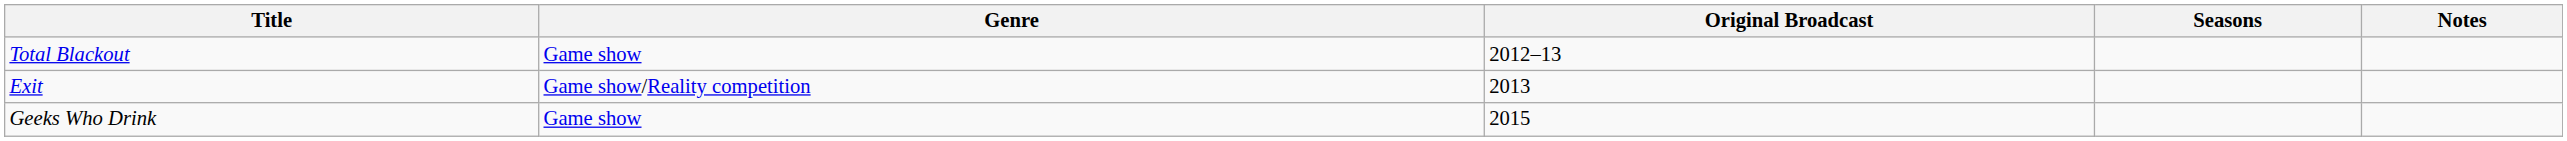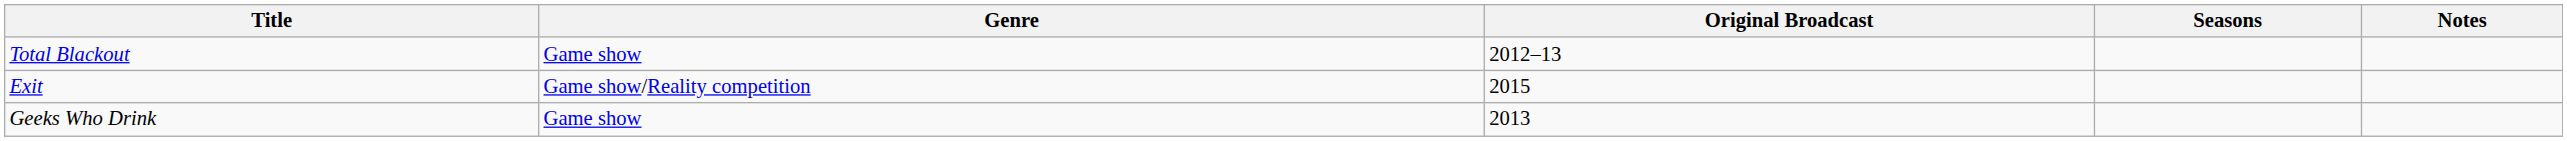(1510, 86) 2013 -> (1510, 86) 2015
(1510, 119) 2015 -> (1510, 119) 2013
